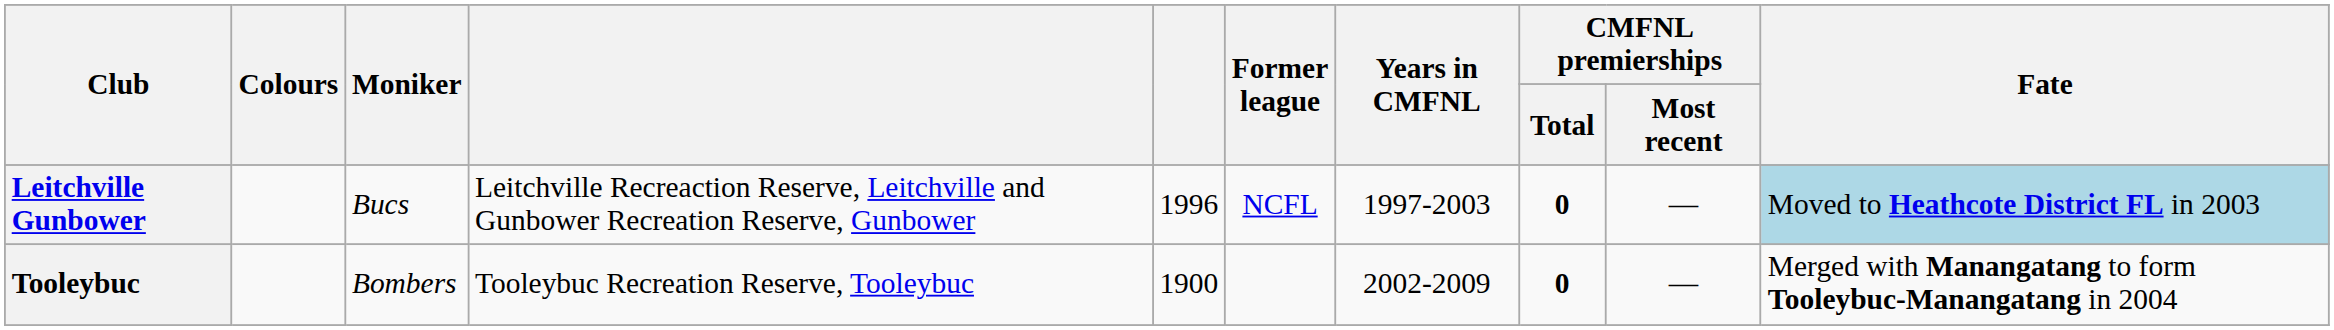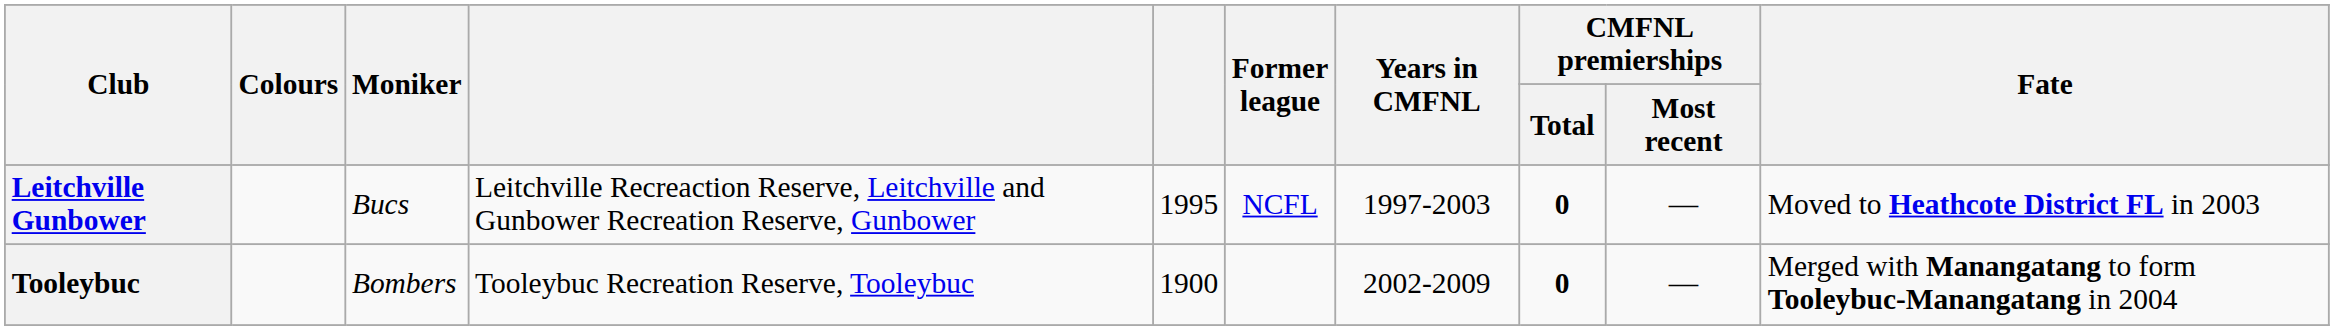(1189, 204) 1996 -> (1189, 204) 1995
(2014, 204) lightblue background -> (2014, 204) no background
